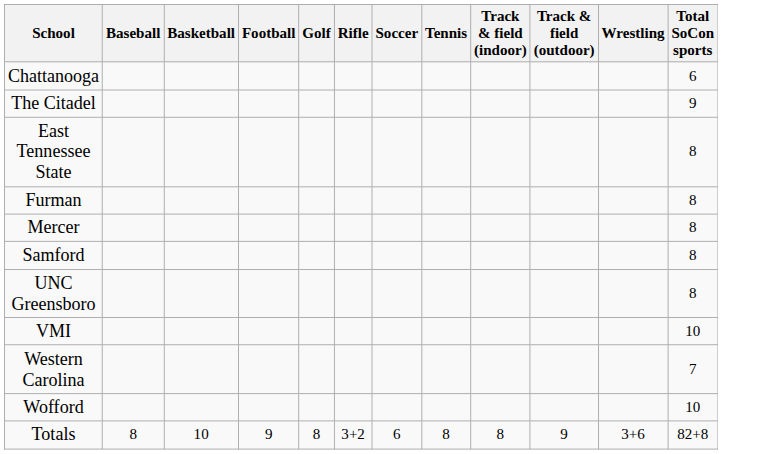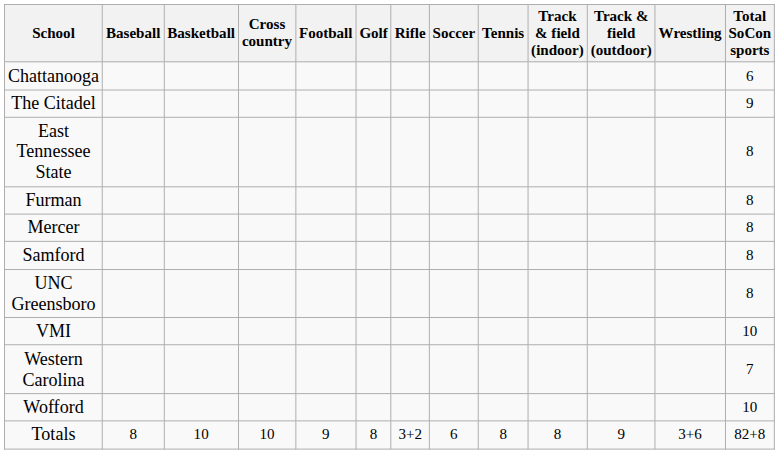+ column: (267, 33)
